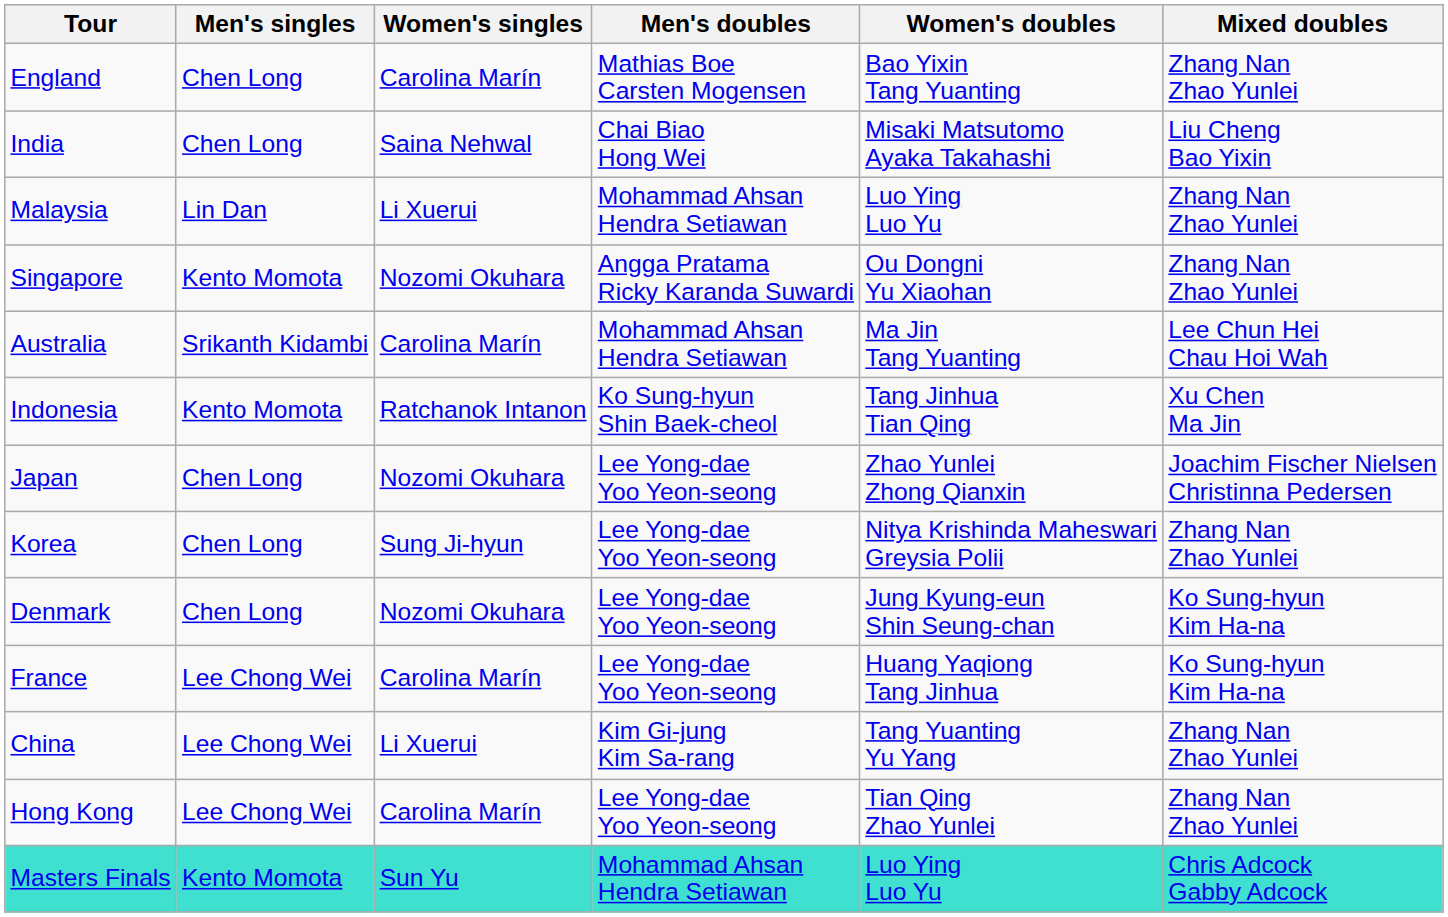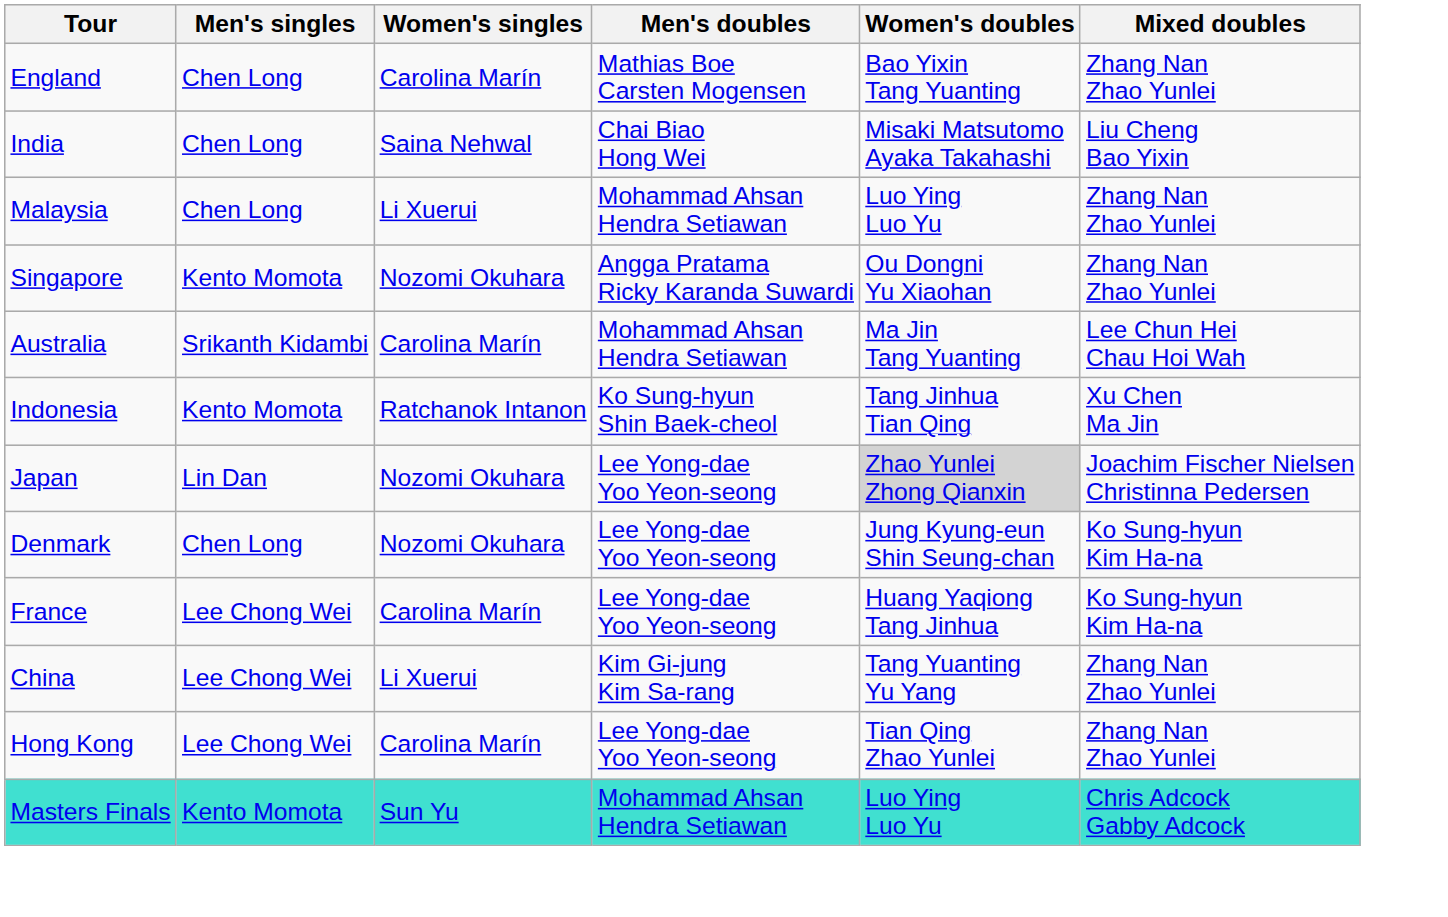(224, 210) Lin Dan -> (242, 210) Chen Long
(242, 477) Chen Long -> (224, 477) Lin Dan
(945, 477) no background -> (945, 477) lightgrey background
- row: (43, 544)
